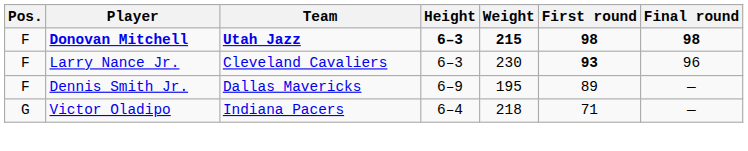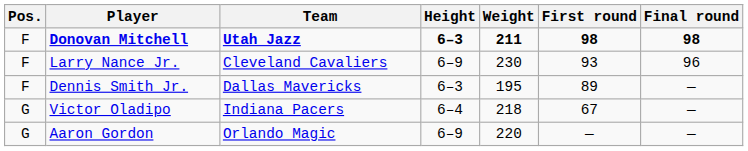(509, 40) 215 -> (509, 40) 211
(450, 63) 6–3 -> (450, 63) 6–9
(589, 63) bold -> (589, 63) normal
(450, 87) 6–9 -> (450, 87) 6–3
(589, 110) 71 -> (589, 110) 67
+ row: (101, 134)
